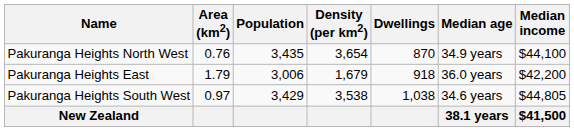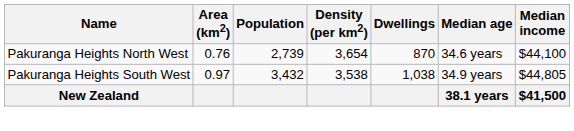(287, 54) 3,435 -> (287, 54) 2,739
(472, 54) 34.9 years -> (472, 54) 34.6 years
- row: (78, 74)
(287, 95) 3,429 -> (287, 74) 3,432
(472, 95) 34.6 years -> (472, 74) 34.9 years
